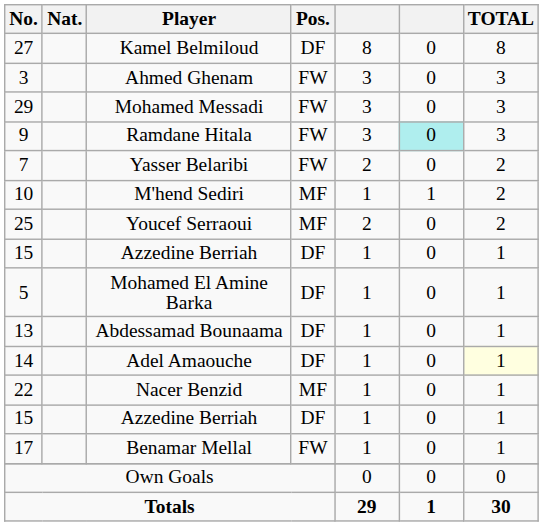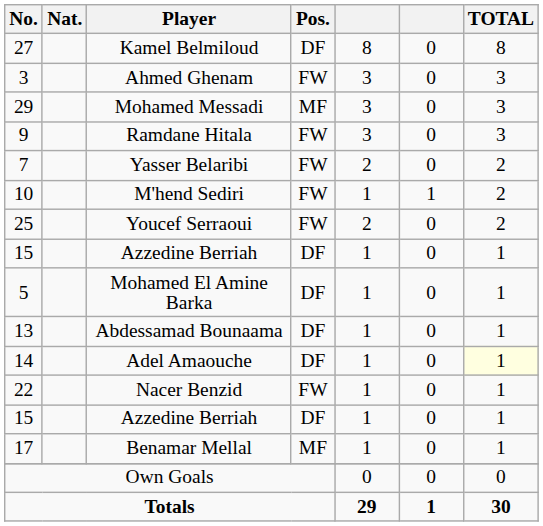(313, 106) FW -> (313, 106) MF
(431, 135) paleturquoise background -> (431, 135) no background
(313, 194) MF -> (313, 194) FW
(313, 223) MF -> (313, 223) FW
(313, 389) MF -> (313, 389) FW
(313, 447) FW -> (313, 447) MF
